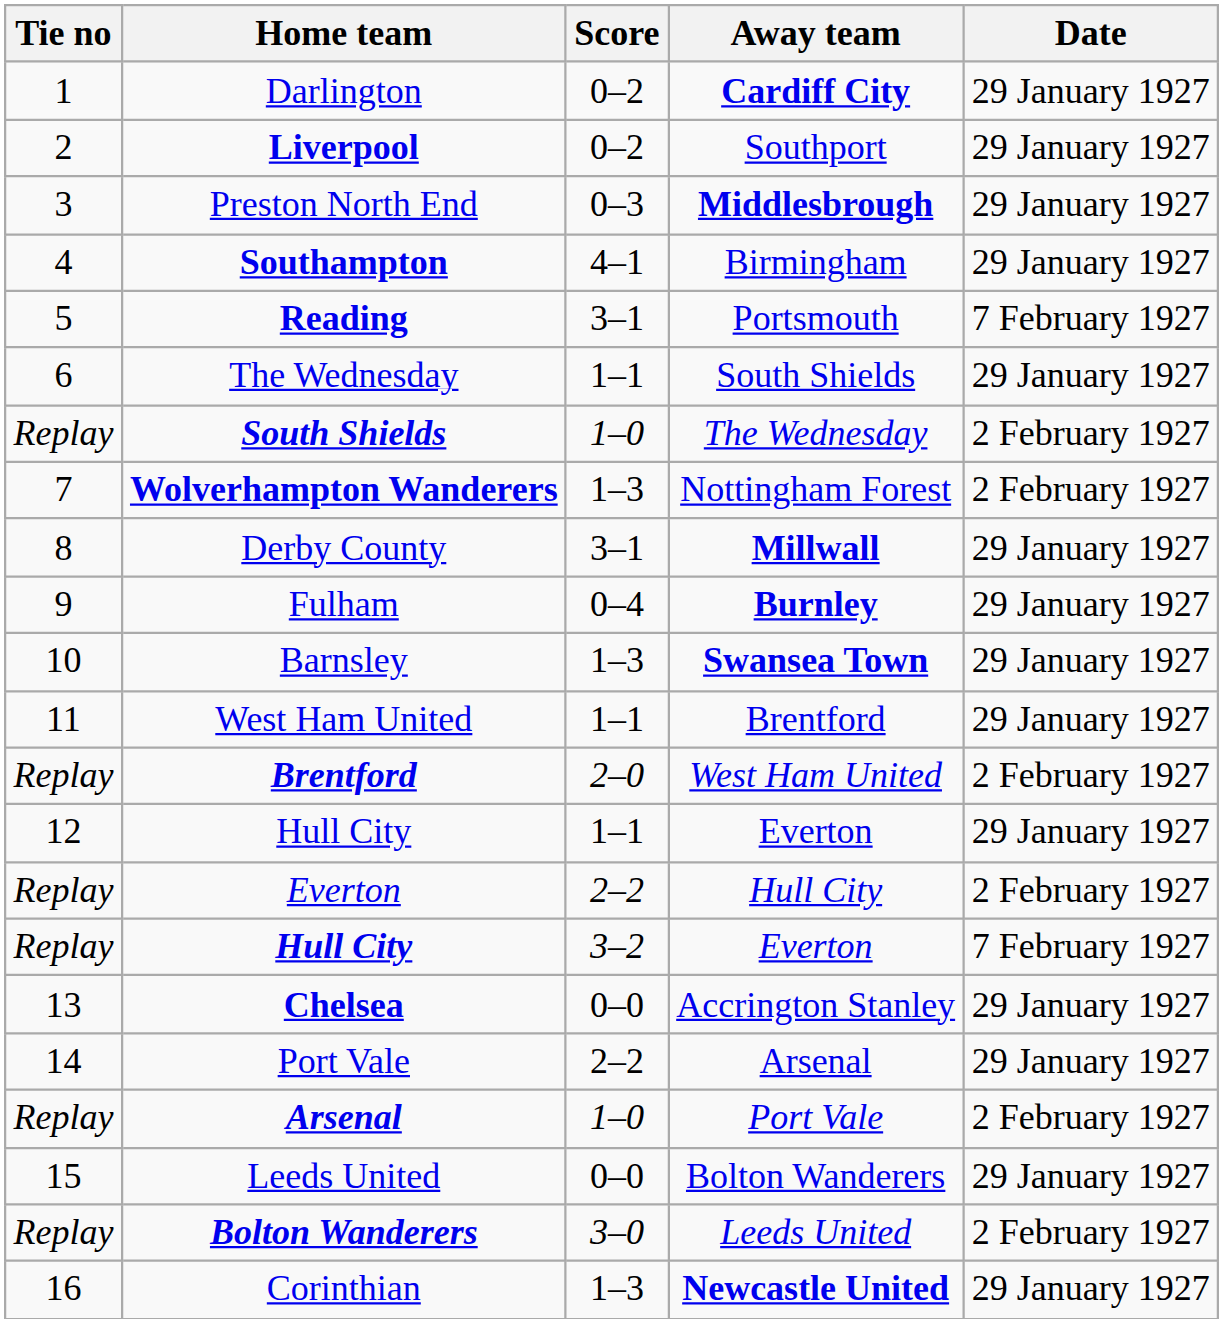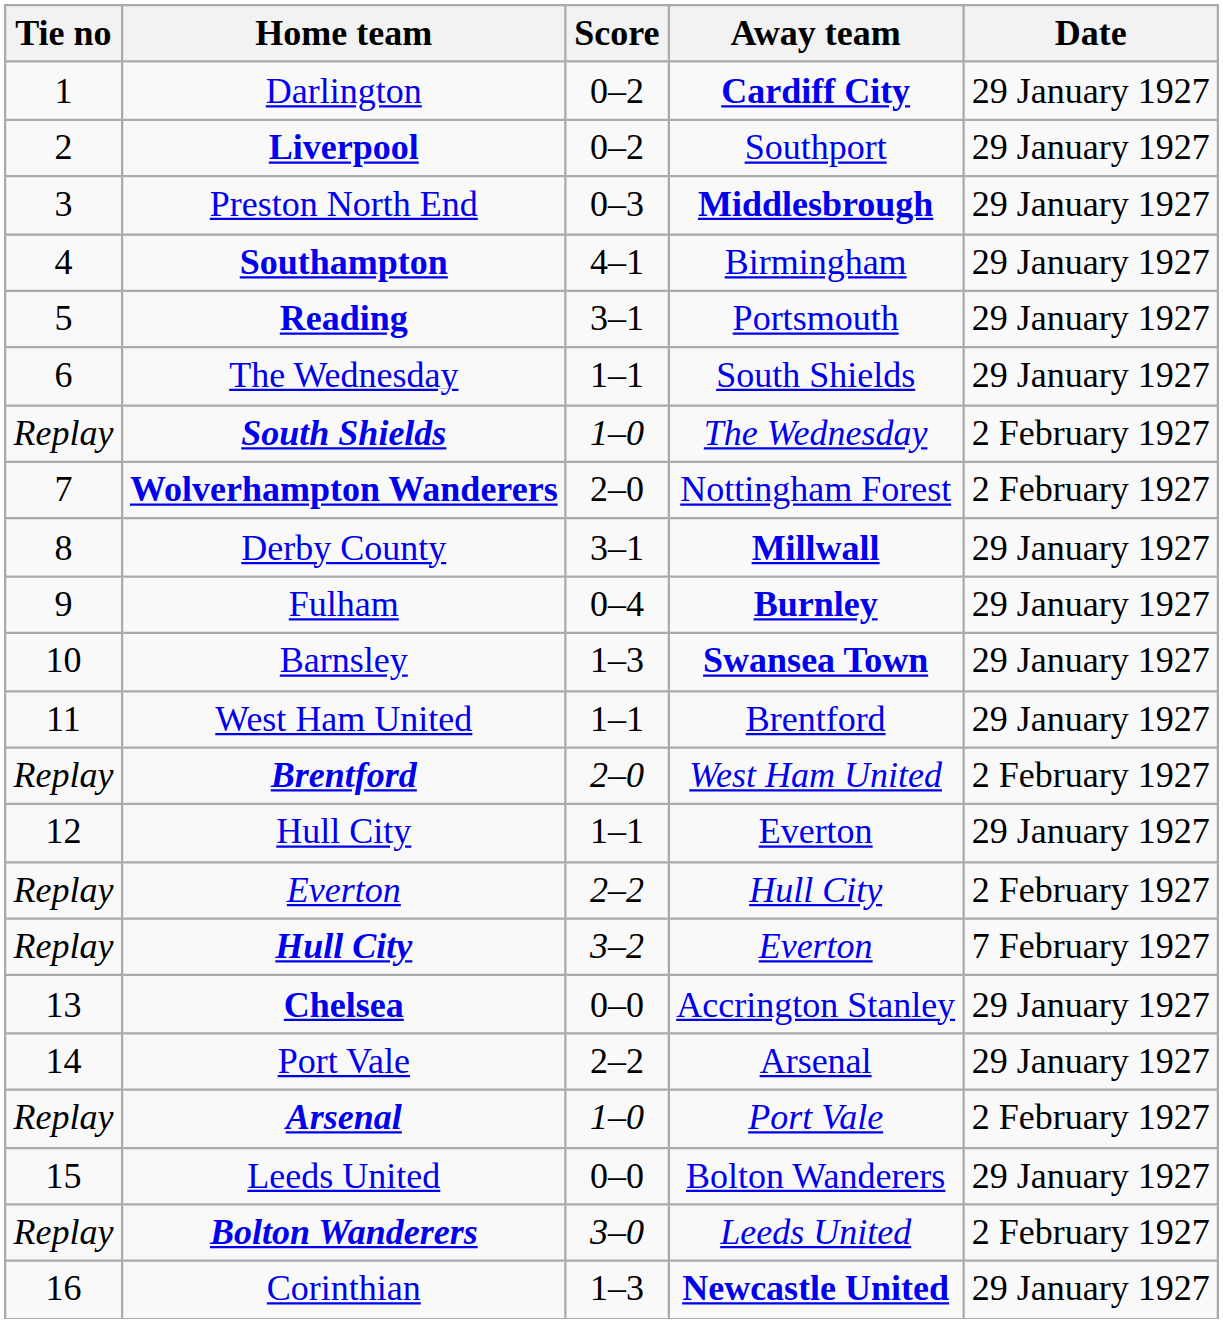(1091, 318) 7 February 1927 -> (1091, 318) 29 January 1927
(617, 489) 1–3 -> (617, 489) 2–0
